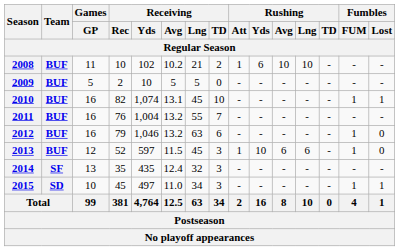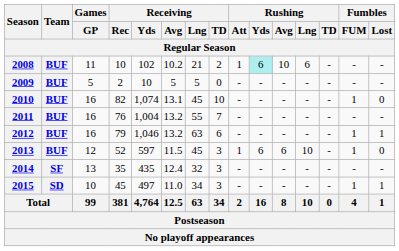(261, 64) no background -> (261, 64) paleturquoise background
(307, 64) 10 -> (307, 64) 6
(382, 99) 1 -> (382, 99) 0
(382, 133) 0 -> (382, 133) 1
(261, 151) 10 -> (261, 151) 6
(307, 151) 6 -> (307, 151) 10
